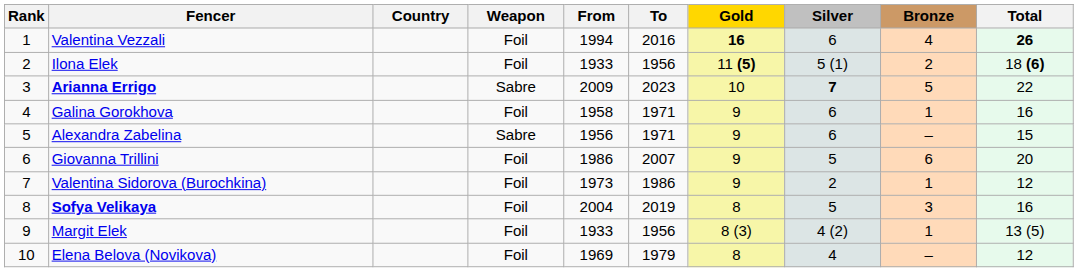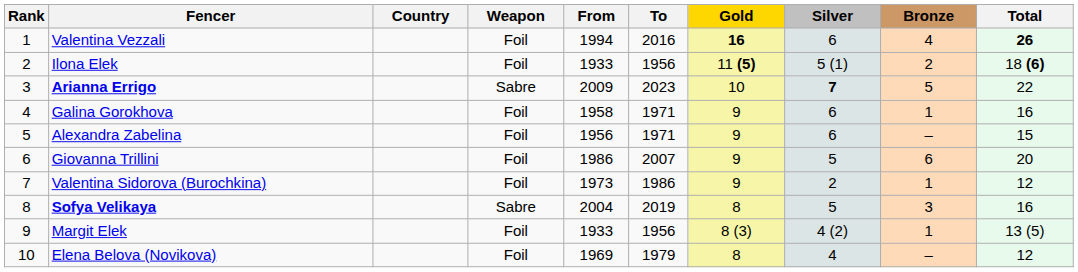(516, 135) Sabre -> (516, 135) Foil
(516, 207) Foil -> (516, 207) Sabre
